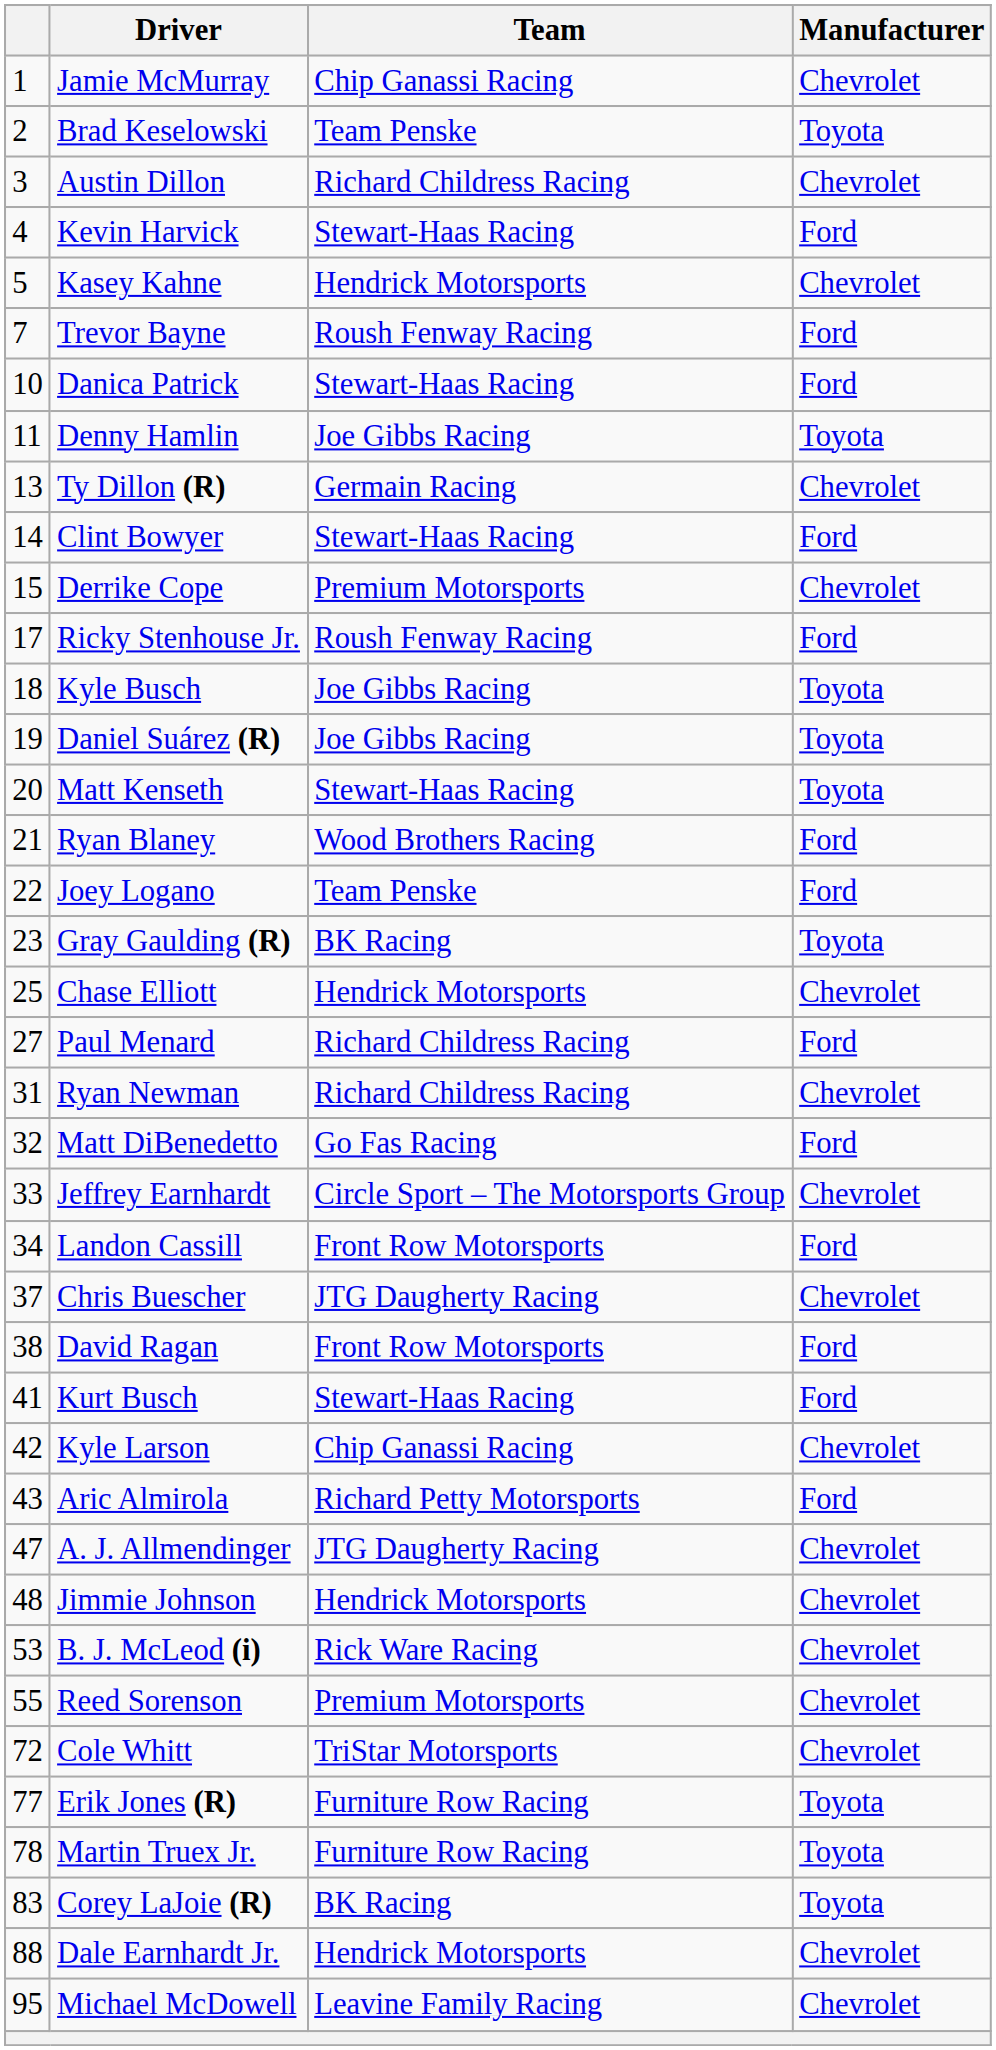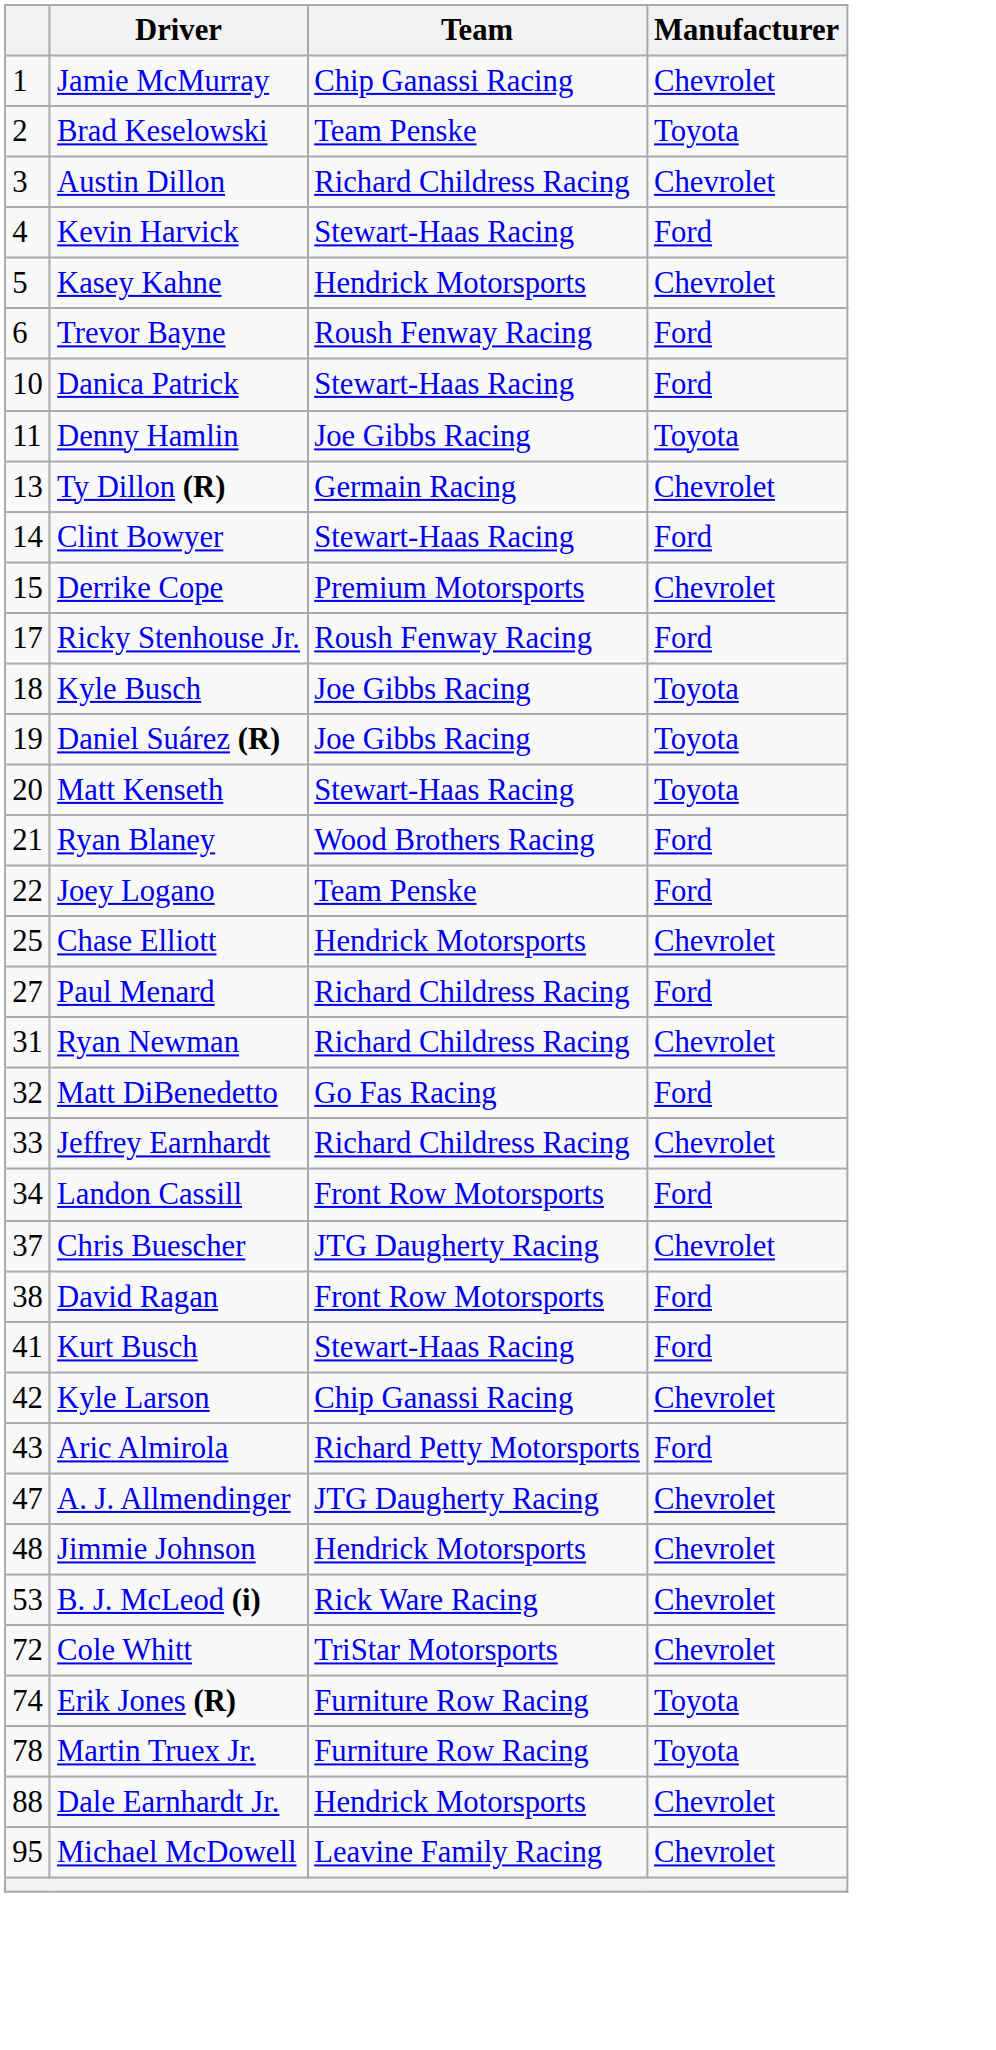(20, 333) 7 -> (20, 333) 6
- row: (174, 941)
(550, 1194) Circle Sport – The Motorsports Group -> (472, 1143) Richard Childress Racing
- row: (150, 1700)
(27, 1801) 77 -> (27, 1700) 74
- row: (164, 1903)
